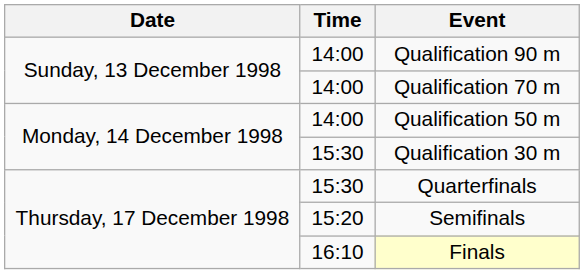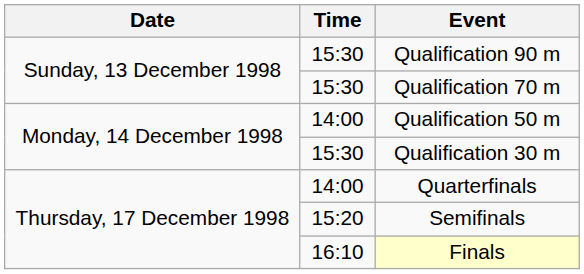(338, 53) 14:00 -> (338, 53) 15:30
(338, 86) 14:00 -> (338, 86) 15:30
(338, 185) 15:30 -> (338, 185) 14:00
